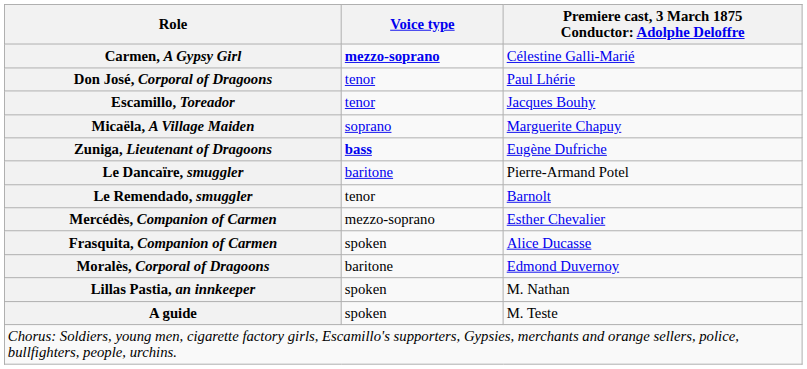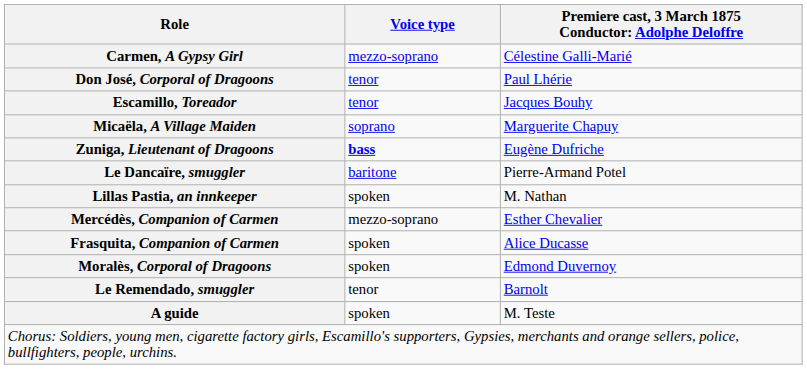(392, 56) bold -> (393, 56) normal
rows swapped: (173, 196) <-> (173, 289)
(369, 266) baritone -> (369, 266) spoken
